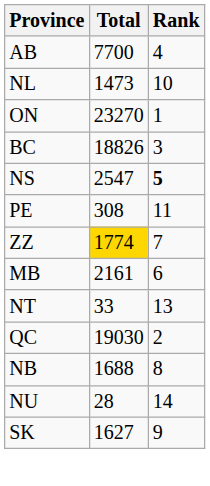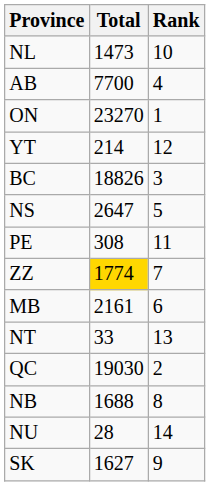rows swapped: (23, 52) <-> (23, 83)
+ row: (23, 147)
(114, 178) 2547 -> (114, 210) 2647
(158, 178) bold -> (158, 210) normal
